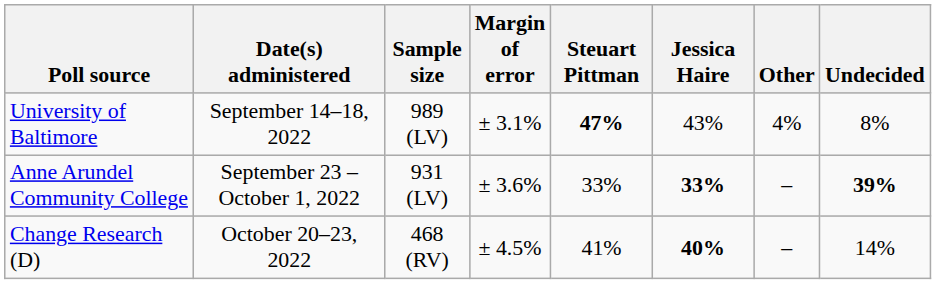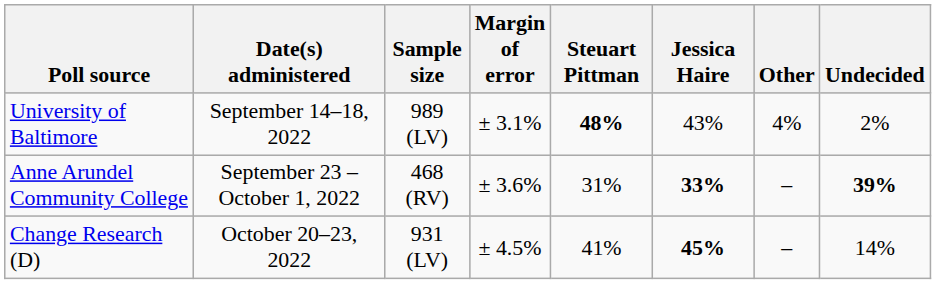(602, 123) 47% -> (602, 123) 48%
(875, 123) 8% -> (875, 123) 2%
(427, 185) 931 (LV) -> (427, 185) 468 (RV)
(602, 185) 33% -> (602, 185) 31%
(427, 247) 468 (RV) -> (427, 247) 931 (LV)
(703, 247) 40% -> (703, 247) 45%
